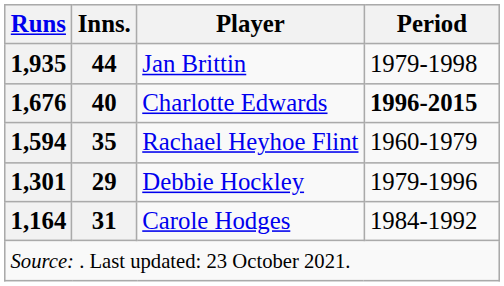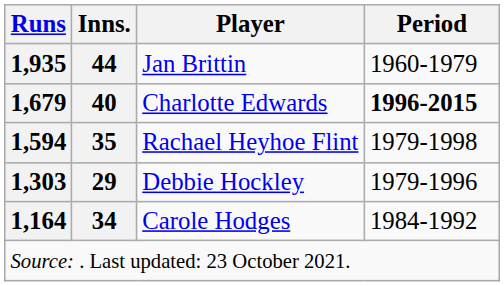(424, 63) 1979-1998 -> (424, 63) 1960-1979
(38, 102) 1,676 -> (38, 102) 1,679
(424, 142) 1960-1979 -> (424, 142) 1979-1998
(38, 181) 1,301 -> (38, 181) 1,303
(104, 220) 31 -> (104, 220) 34
